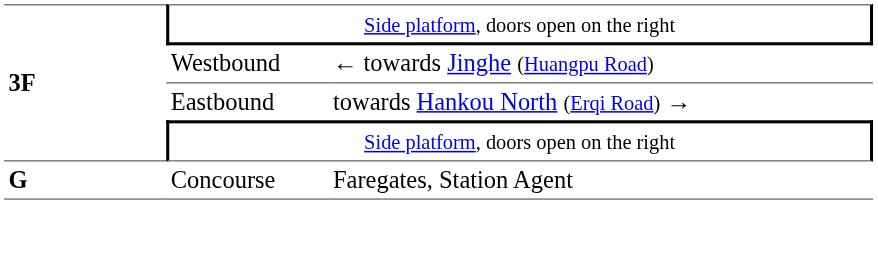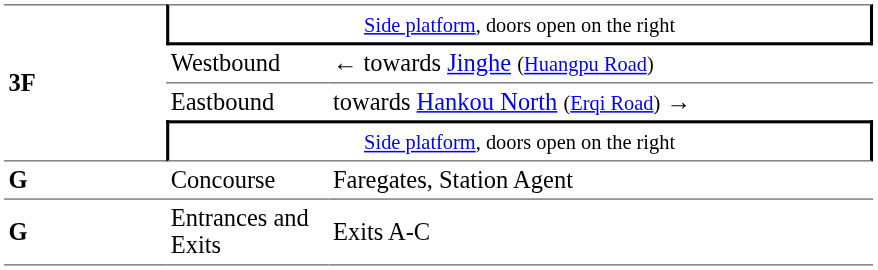+ row: (240, 231)
